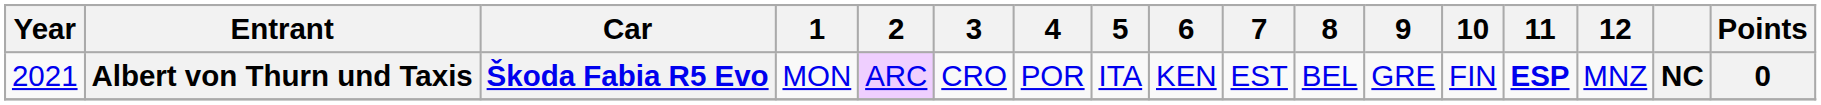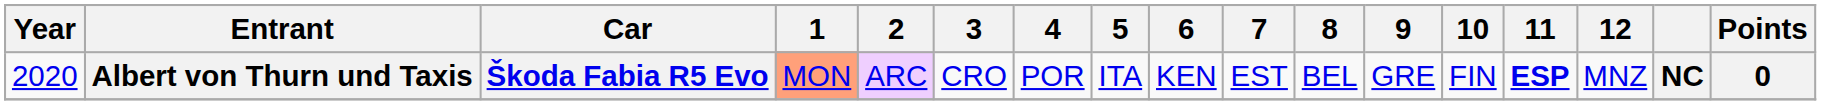(45, 75) 2021 -> (45, 75) 2020
(817, 75) no background -> (817, 75) lightsalmon background
